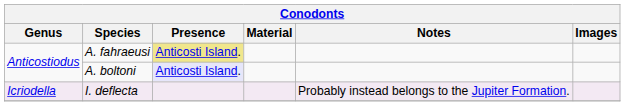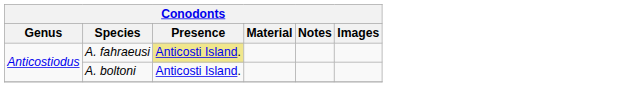(198, 71) lavender background -> (198, 71) no background
- row: (111, 91)
